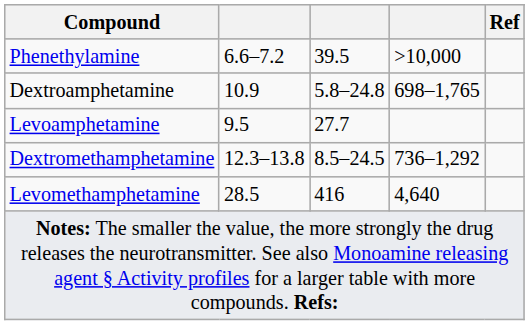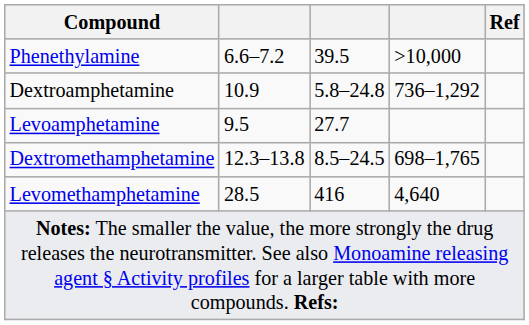(437, 90) 698–1,765 -> (437, 90) 736–1,292
(437, 159) 736–1,292 -> (437, 159) 698–1,765
